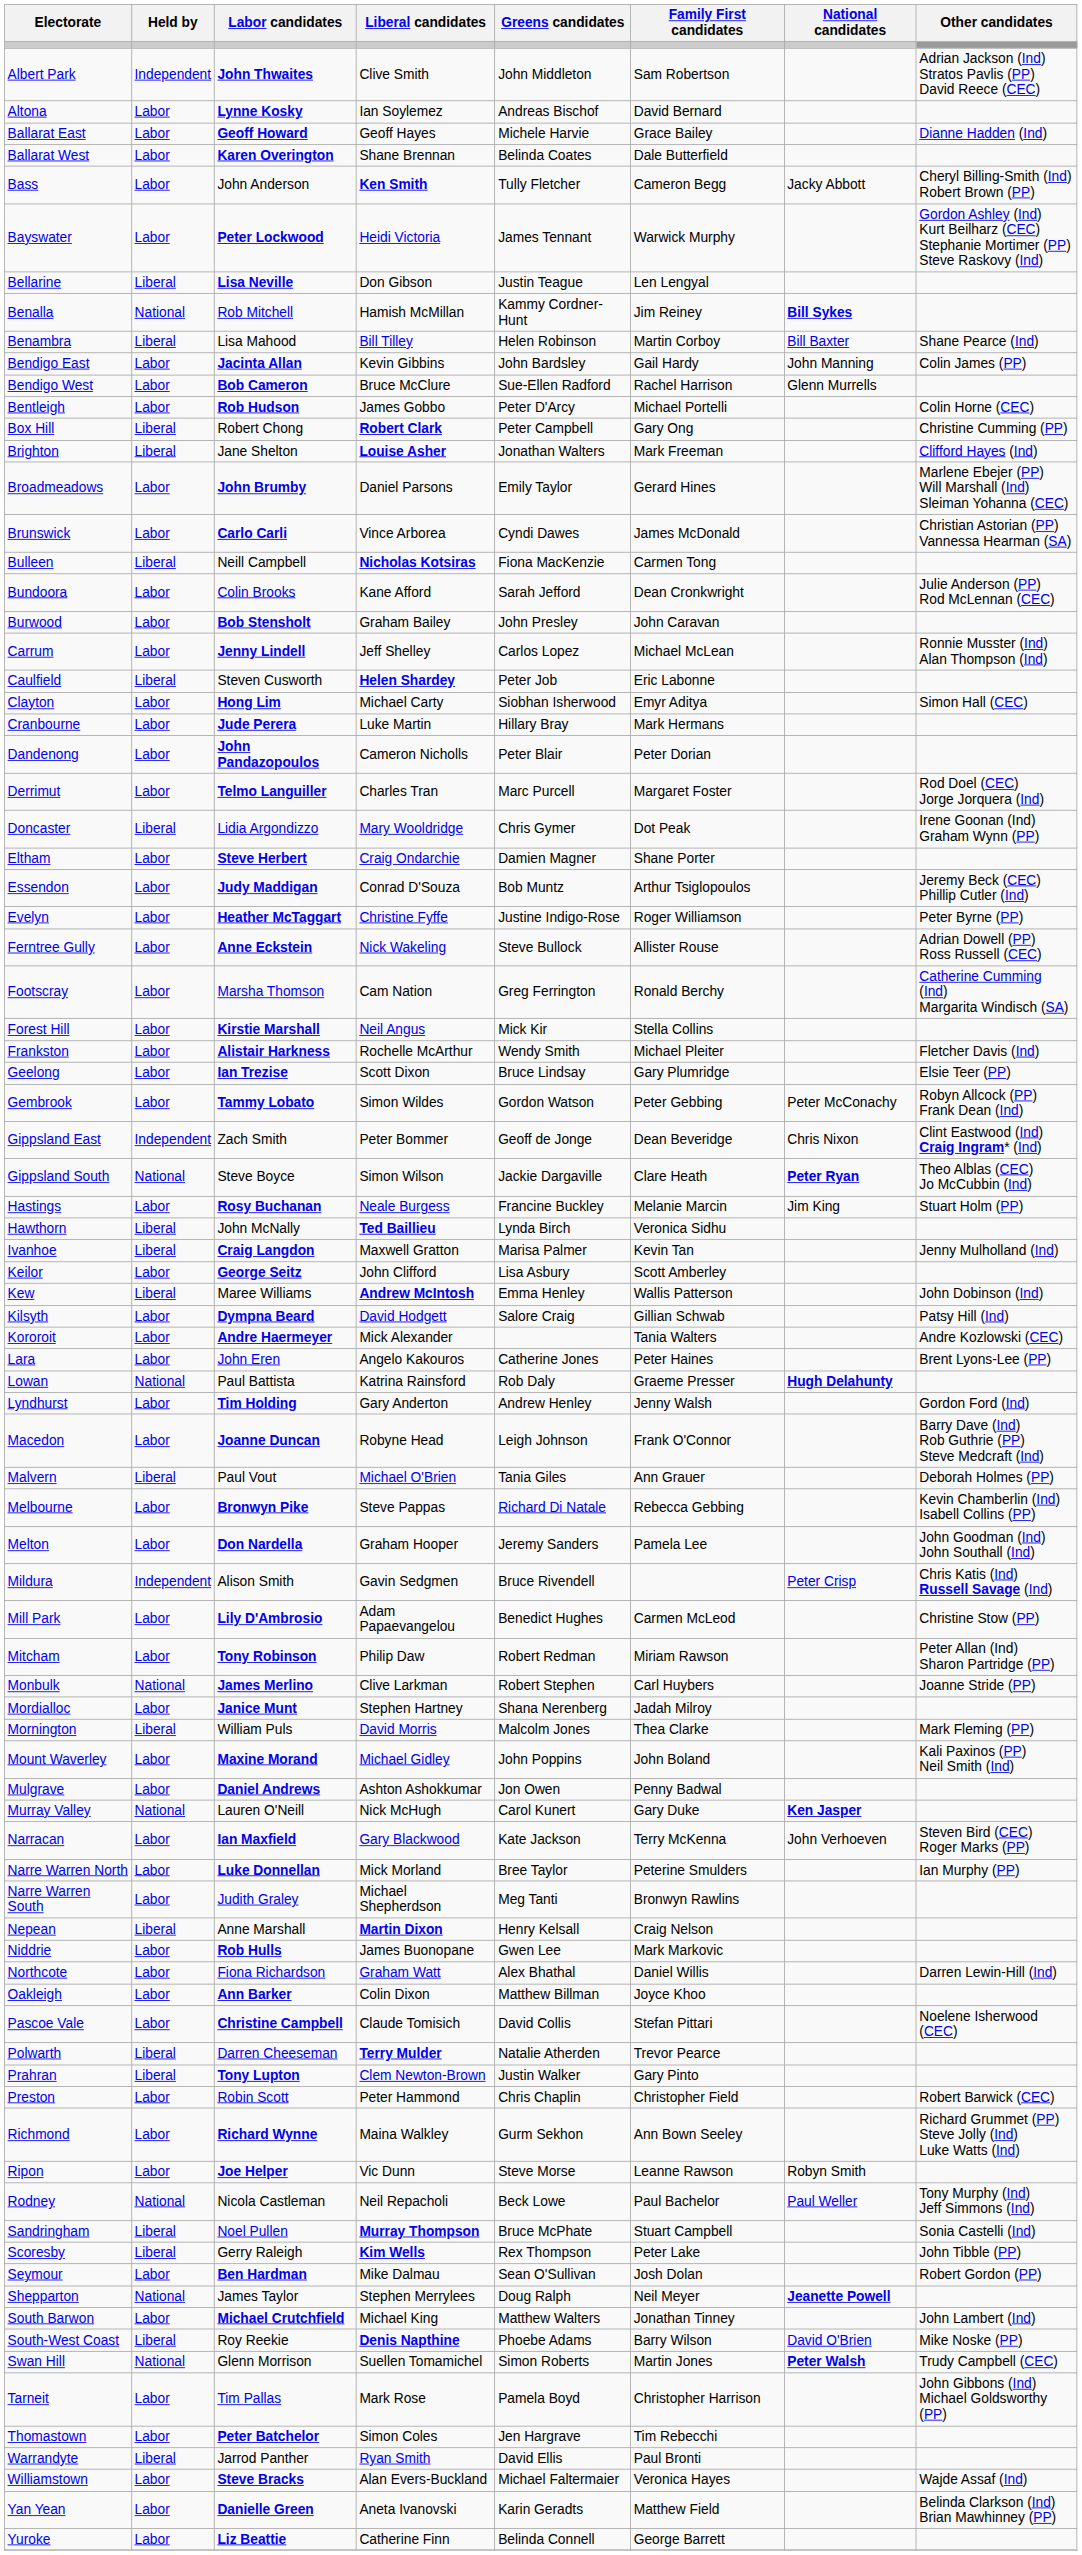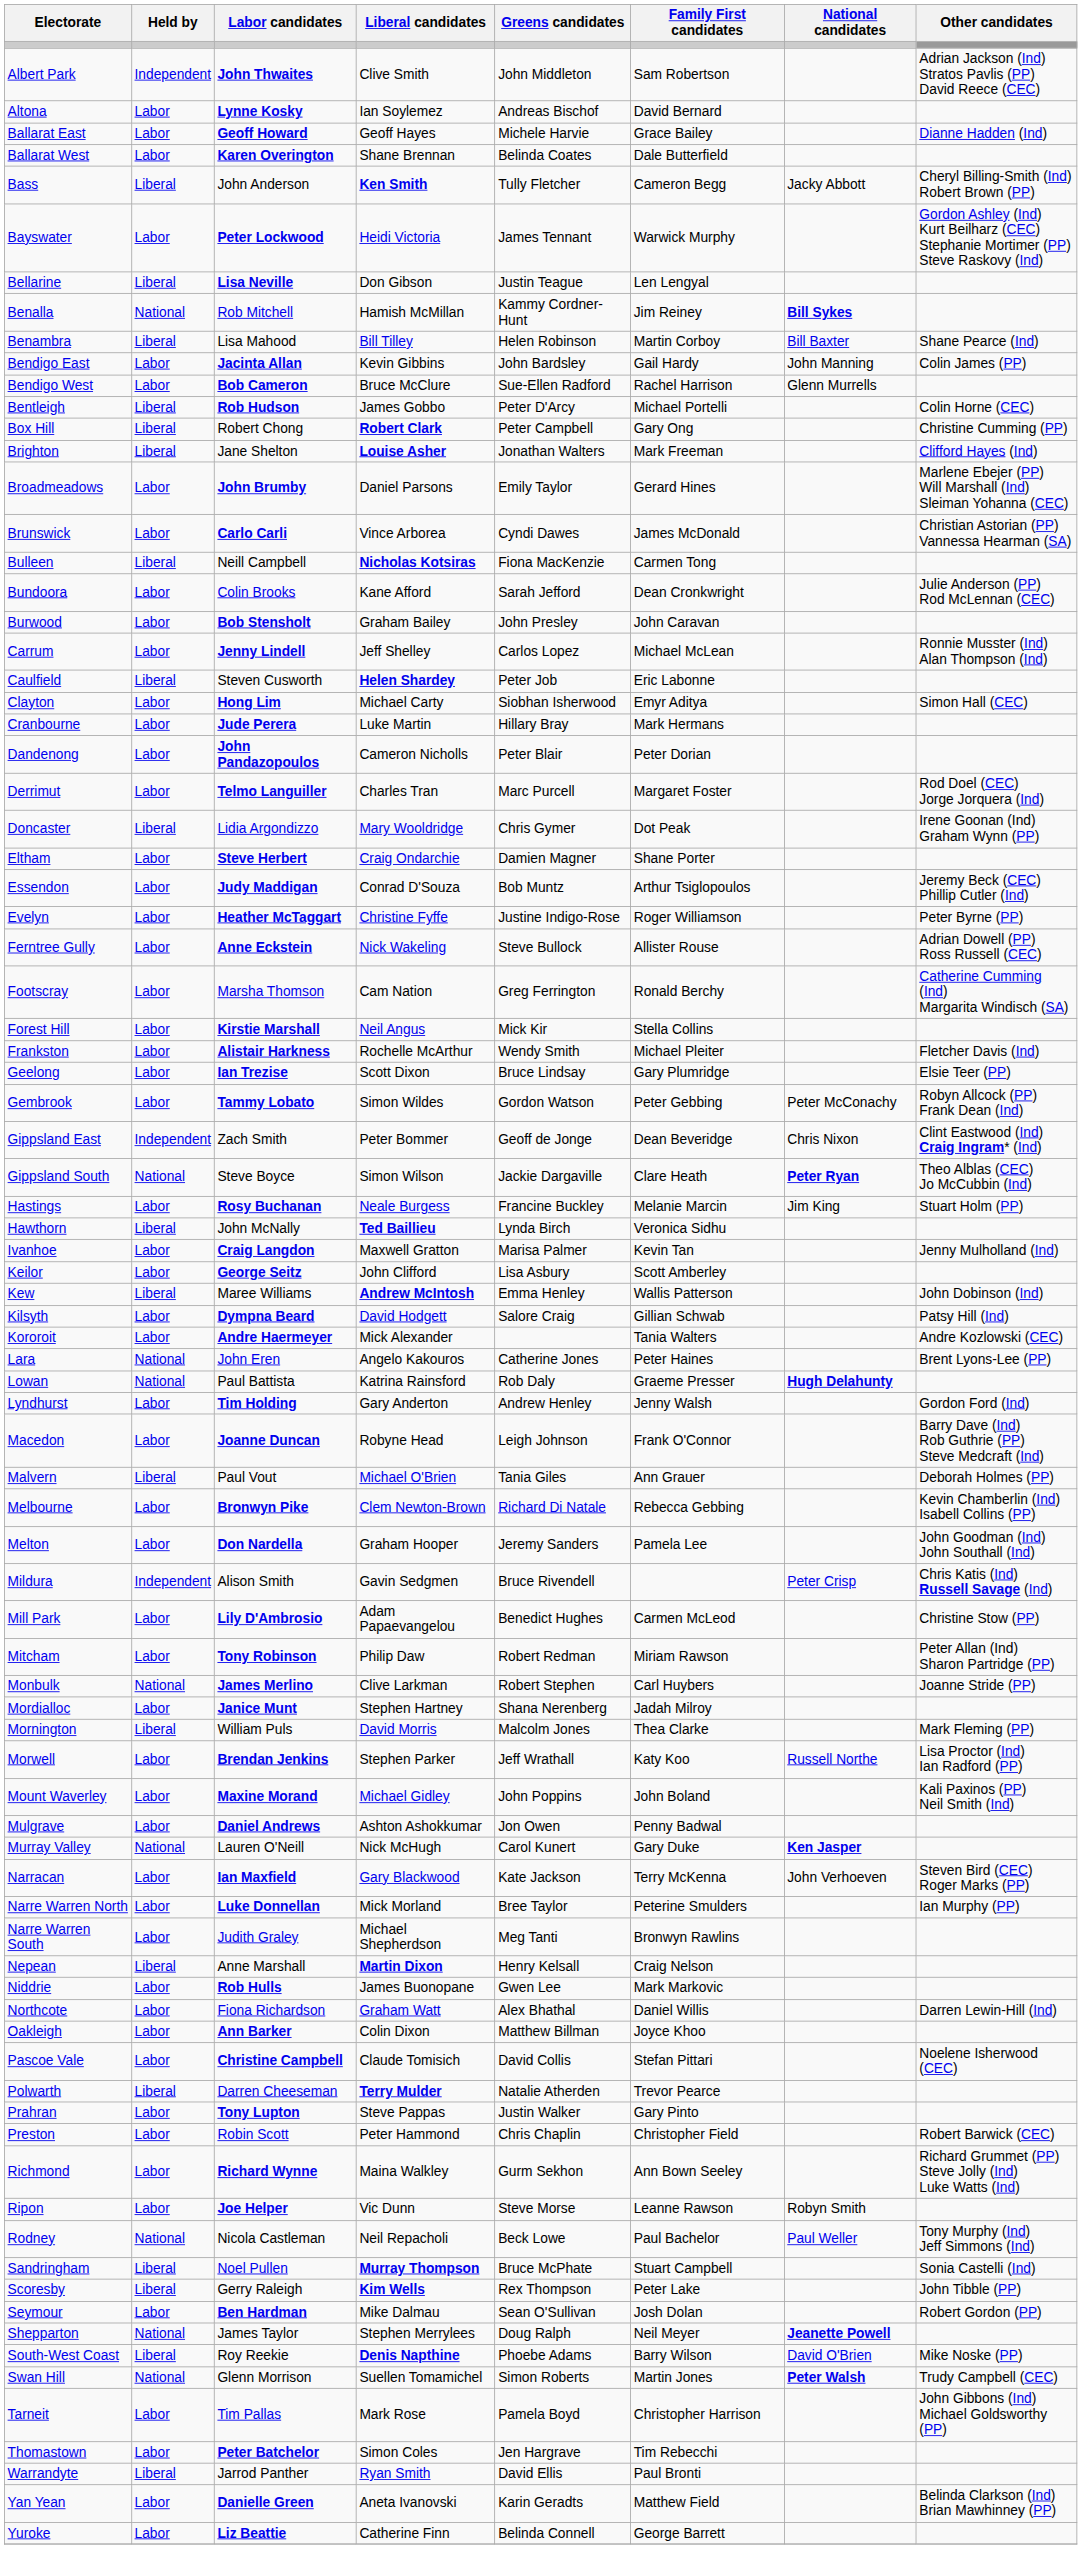(152, 185) Labor -> (155, 185) Liberal
(152, 407) Labor -> (155, 407) Liberal
(155, 1250) Liberal -> (152, 1250) Labor
(152, 1359) Labor -> (160, 1359) National
(402, 1507) Steve Pappas -> (422, 1507) Clem Newton-Brown
+ row: (31, 1759)
(155, 2075) Liberal -> (152, 2112) Labor
(422, 2075) Clem Newton-Brown -> (402, 2112) Steve Pappas
- row: (51, 2318)
- row: (48, 2480)
